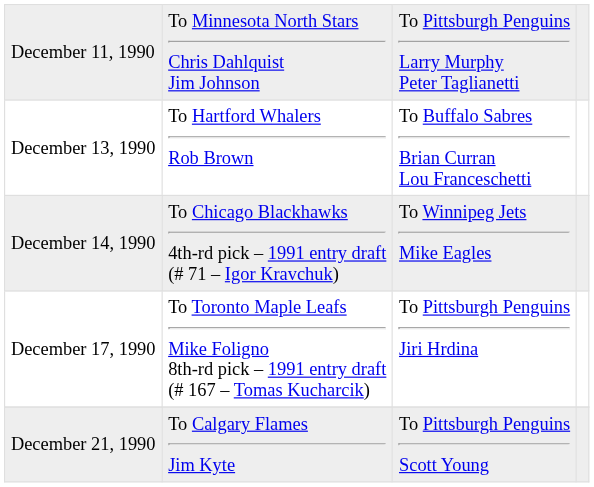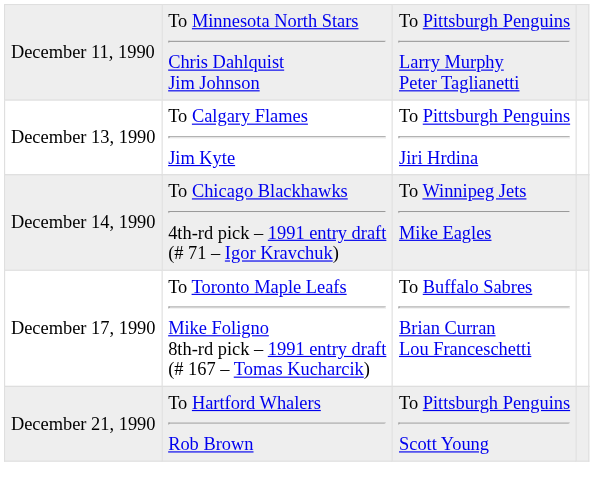(277, 137) To Hartford Whalers Rob Brown -> (277, 137) To Calgary Flames Jim Kyte
(485, 147) To Buffalo Sabres Brian Curran Lou Franceschetti -> (485, 137) To Pittsburgh Penguins Jiri Hrdina
(485, 328) To Pittsburgh Penguins Jiri Hrdina -> (485, 317) To Buffalo Sabres Brian Curran Lou Franceschetti
(277, 444) To Calgary Flames Jim Kyte -> (277, 423) To Hartford Whalers Rob Brown
